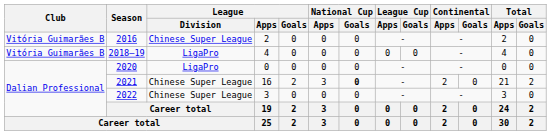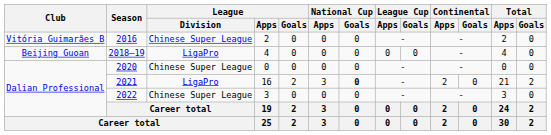(55, 53) Vitória Guimarães B -> (55, 53) Beijing Guoan
(201, 67) LigaPro -> (201, 67) Chinese Super League
(201, 81) Chinese Super League -> (201, 81) LigaPro
